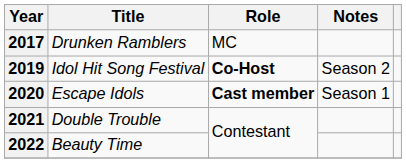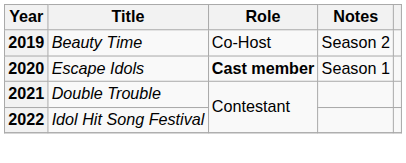- row: (26, 42)
(128, 68) Idol Hit Song Festival -> (97, 42) Beauty Time
(243, 68) bold -> (241, 42) normal
(97, 145) Beauty Time -> (128, 119) Idol Hit Song Festival
